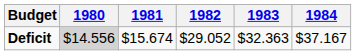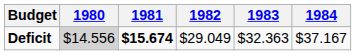(147, 38) normal -> (147, 38) bold
(205, 38) $29.052 -> (205, 38) $29.049
